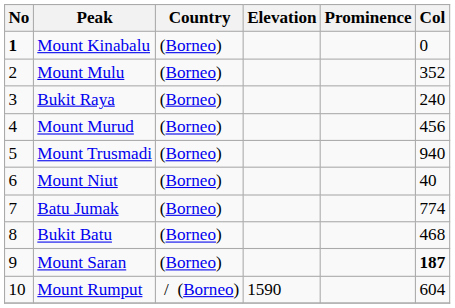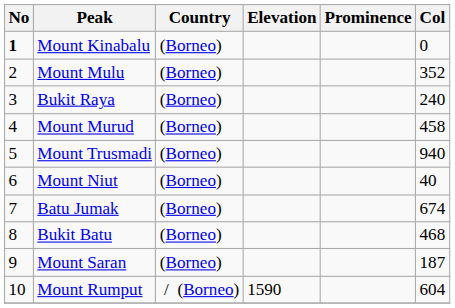(432, 126) 456 -> (432, 126) 458
(432, 208) 774 -> (432, 208) 674
(432, 262) bold -> (432, 262) normal
